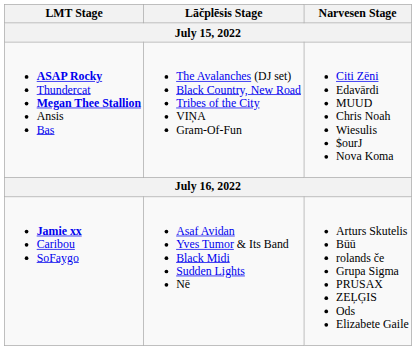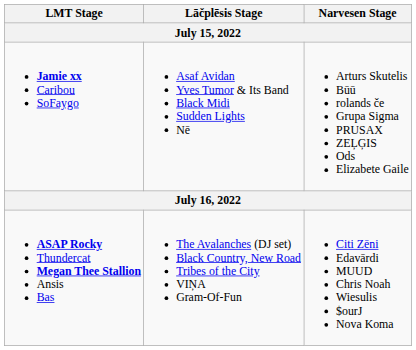rows swapped: (74, 244) <-> (74, 103)
